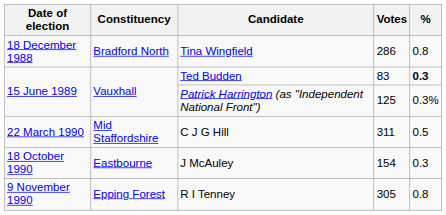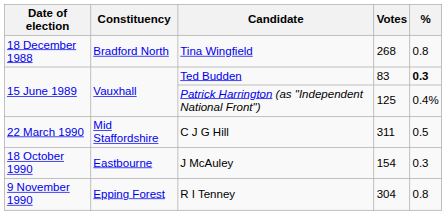(386, 51) 286 -> (386, 51) 268
(426, 100) 0.3% -> (426, 100) 0.4%
(386, 194) 305 -> (386, 194) 304
